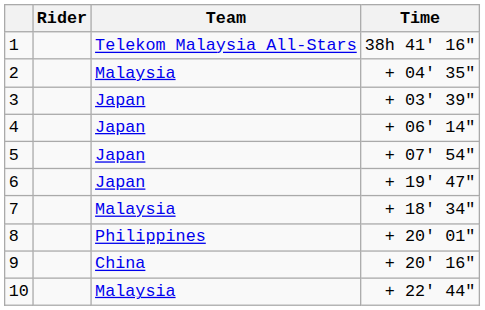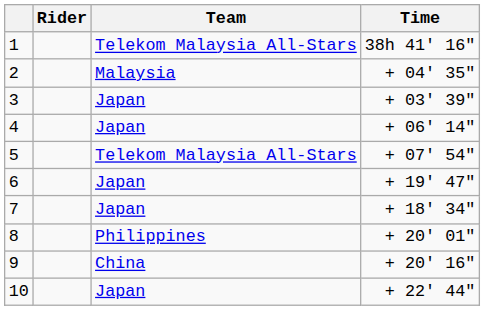(120, 155) Japan -> (226, 155) Telekom Malaysia All-Stars
(135, 210) Malaysia -> (120, 210) Japan
(135, 292) Malaysia -> (120, 292) Japan
